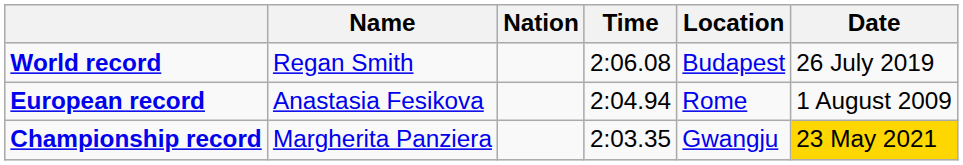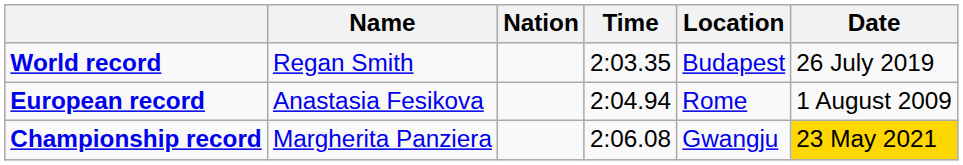(631, 62) 2:06.08 -> (631, 62) 2:03.35
(631, 139) 2:03.35 -> (631, 139) 2:06.08
